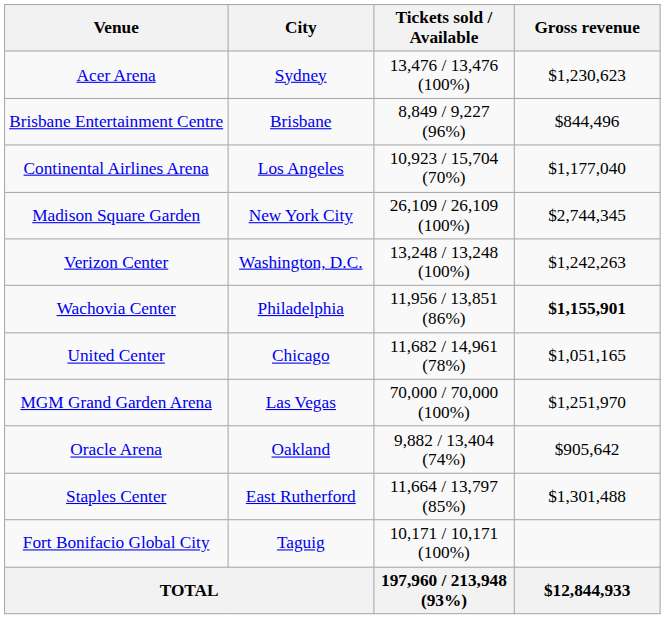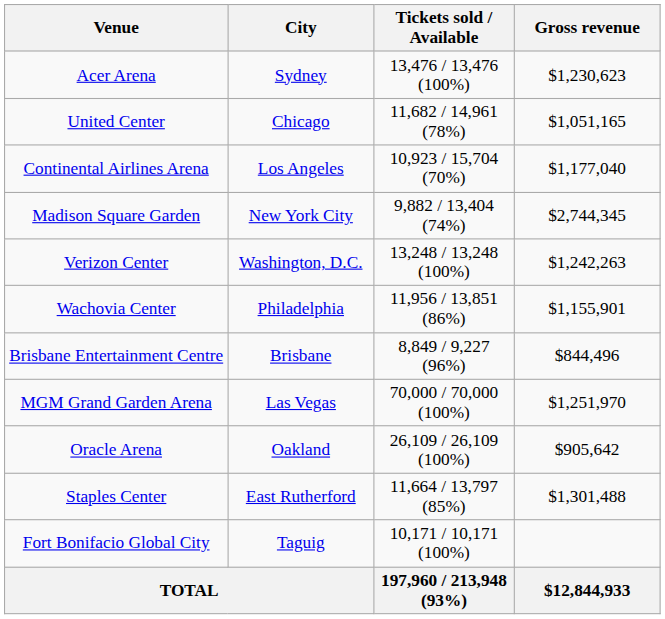rows swapped: (116, 121) <-> (116, 355)
(444, 215) 26,109 / 26,109 (100%) -> (444, 215) 9,882 / 13,404 (74%)
(587, 308) bold -> (587, 308) normal
(444, 449) 9,882 / 13,404 (74%) -> (444, 449) 26,109 / 26,109 (100%)
